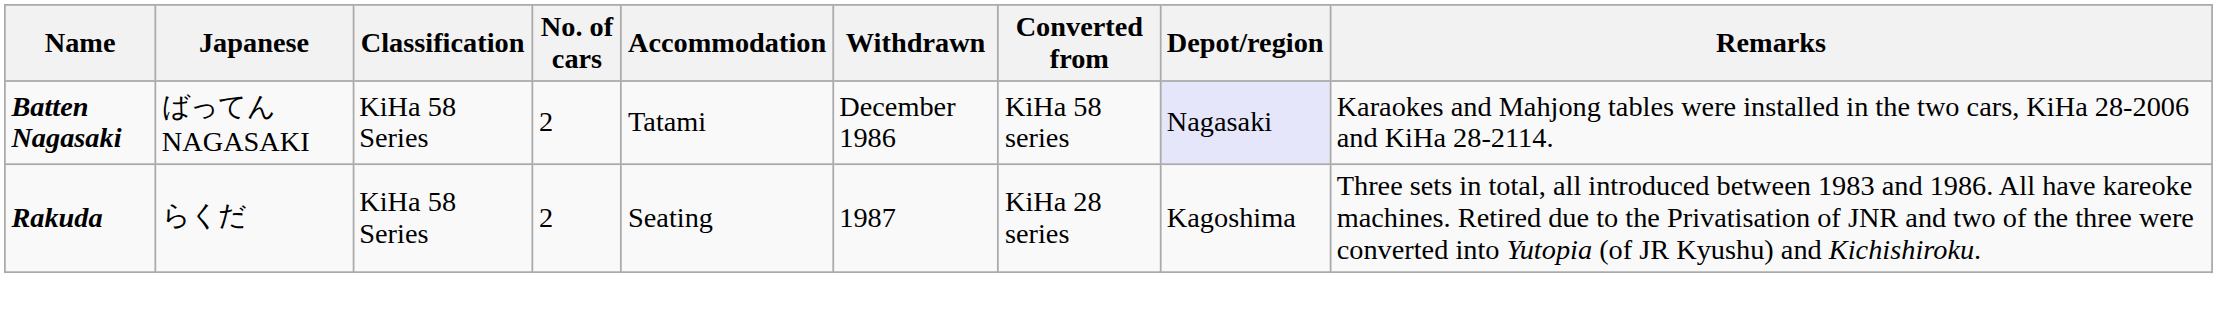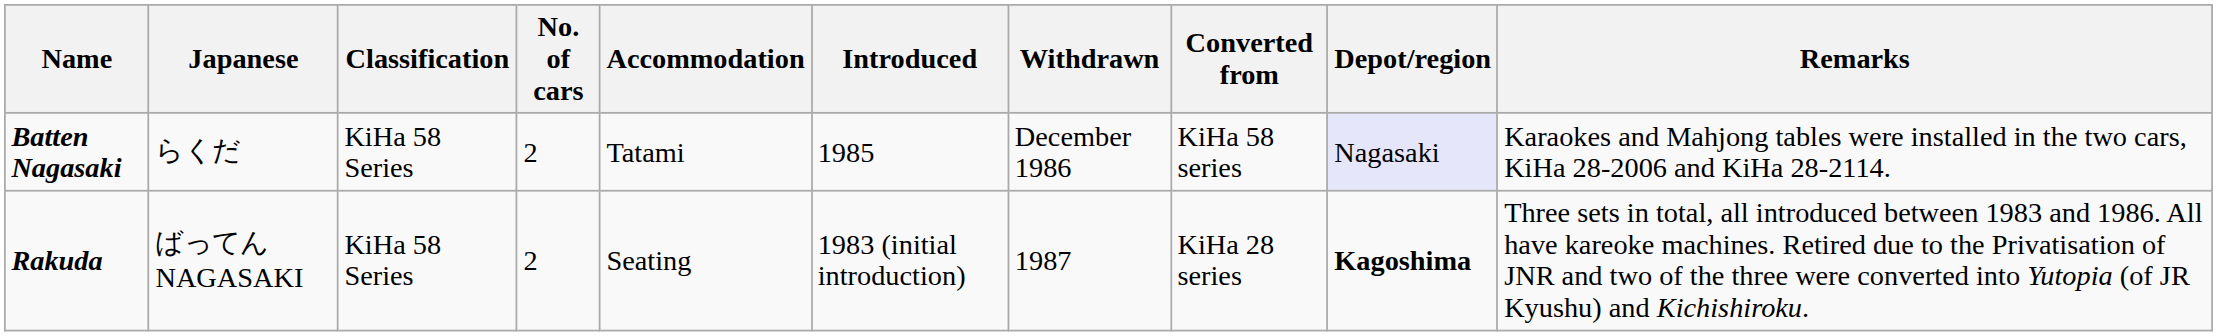+ column: (910, 58)
(236, 123) ばってんNAGASAKI -> (198, 150) らくだ
(204, 216) らくだ -> (229, 261) ばってんNAGASAKI
(1231, 217) normal -> (1403, 260) bold
